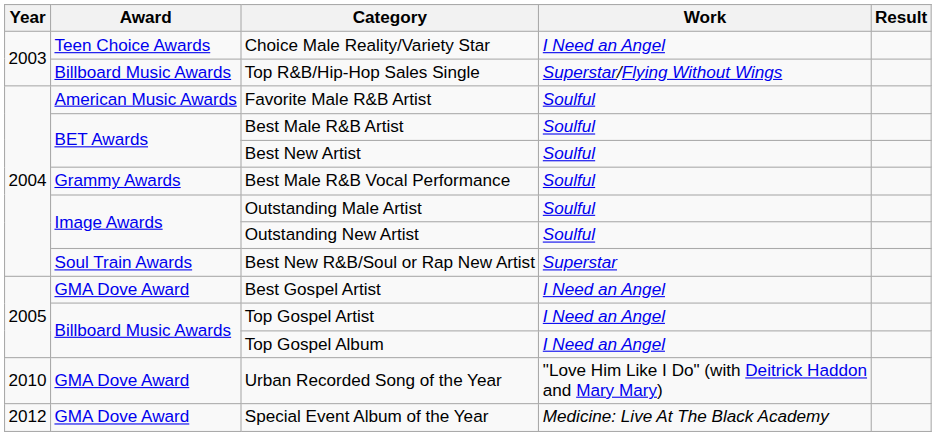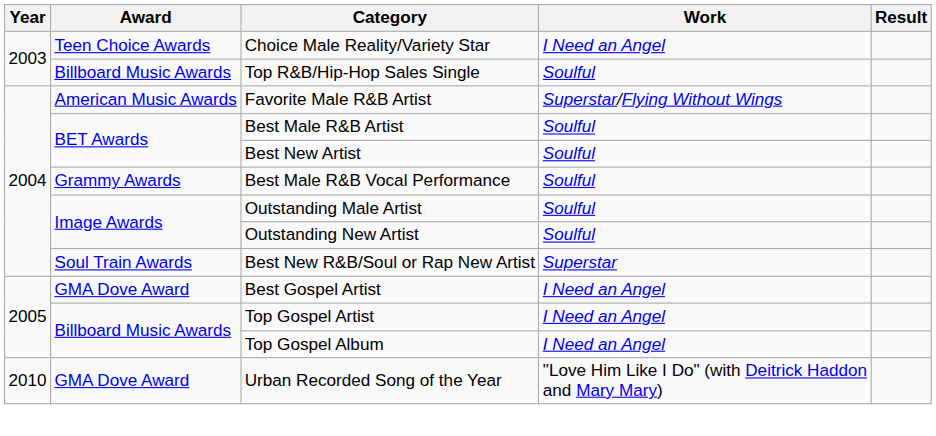(663, 72) Superstar/Flying Without Wings -> (569, 72) Soulful
(569, 99) Soulful -> (663, 99) Superstar/Flying Without Wings
- row: (367, 417)
